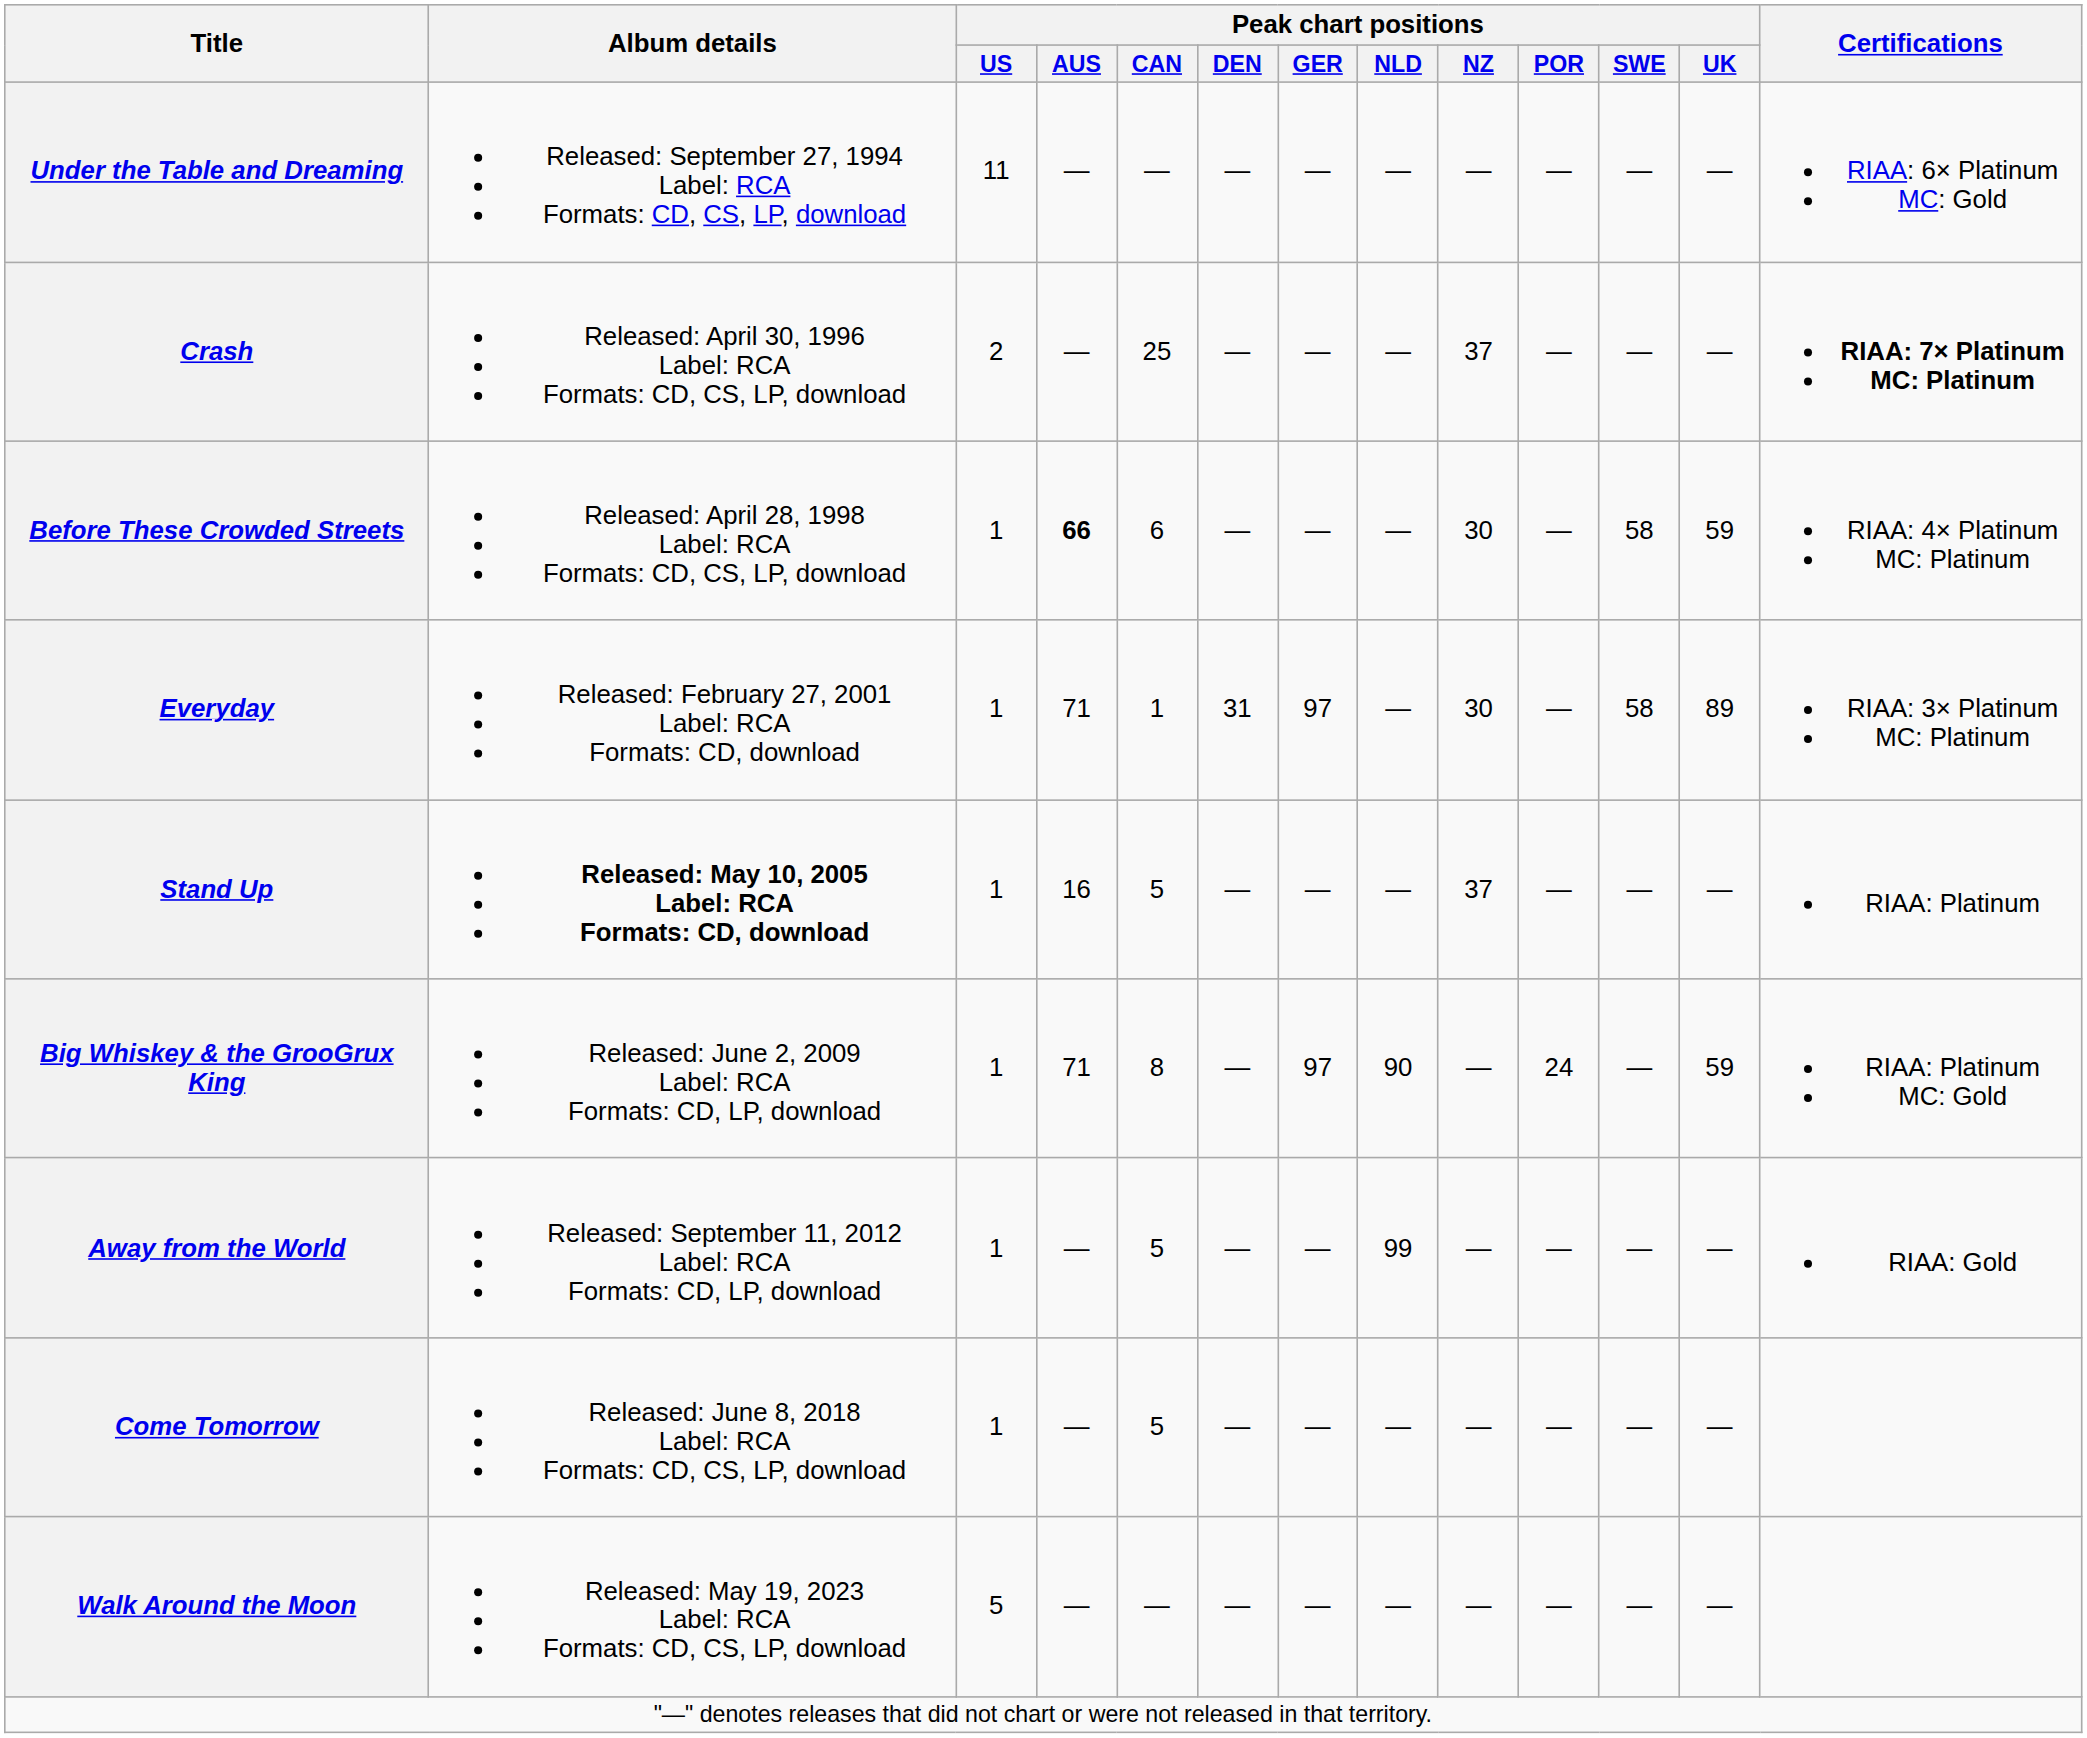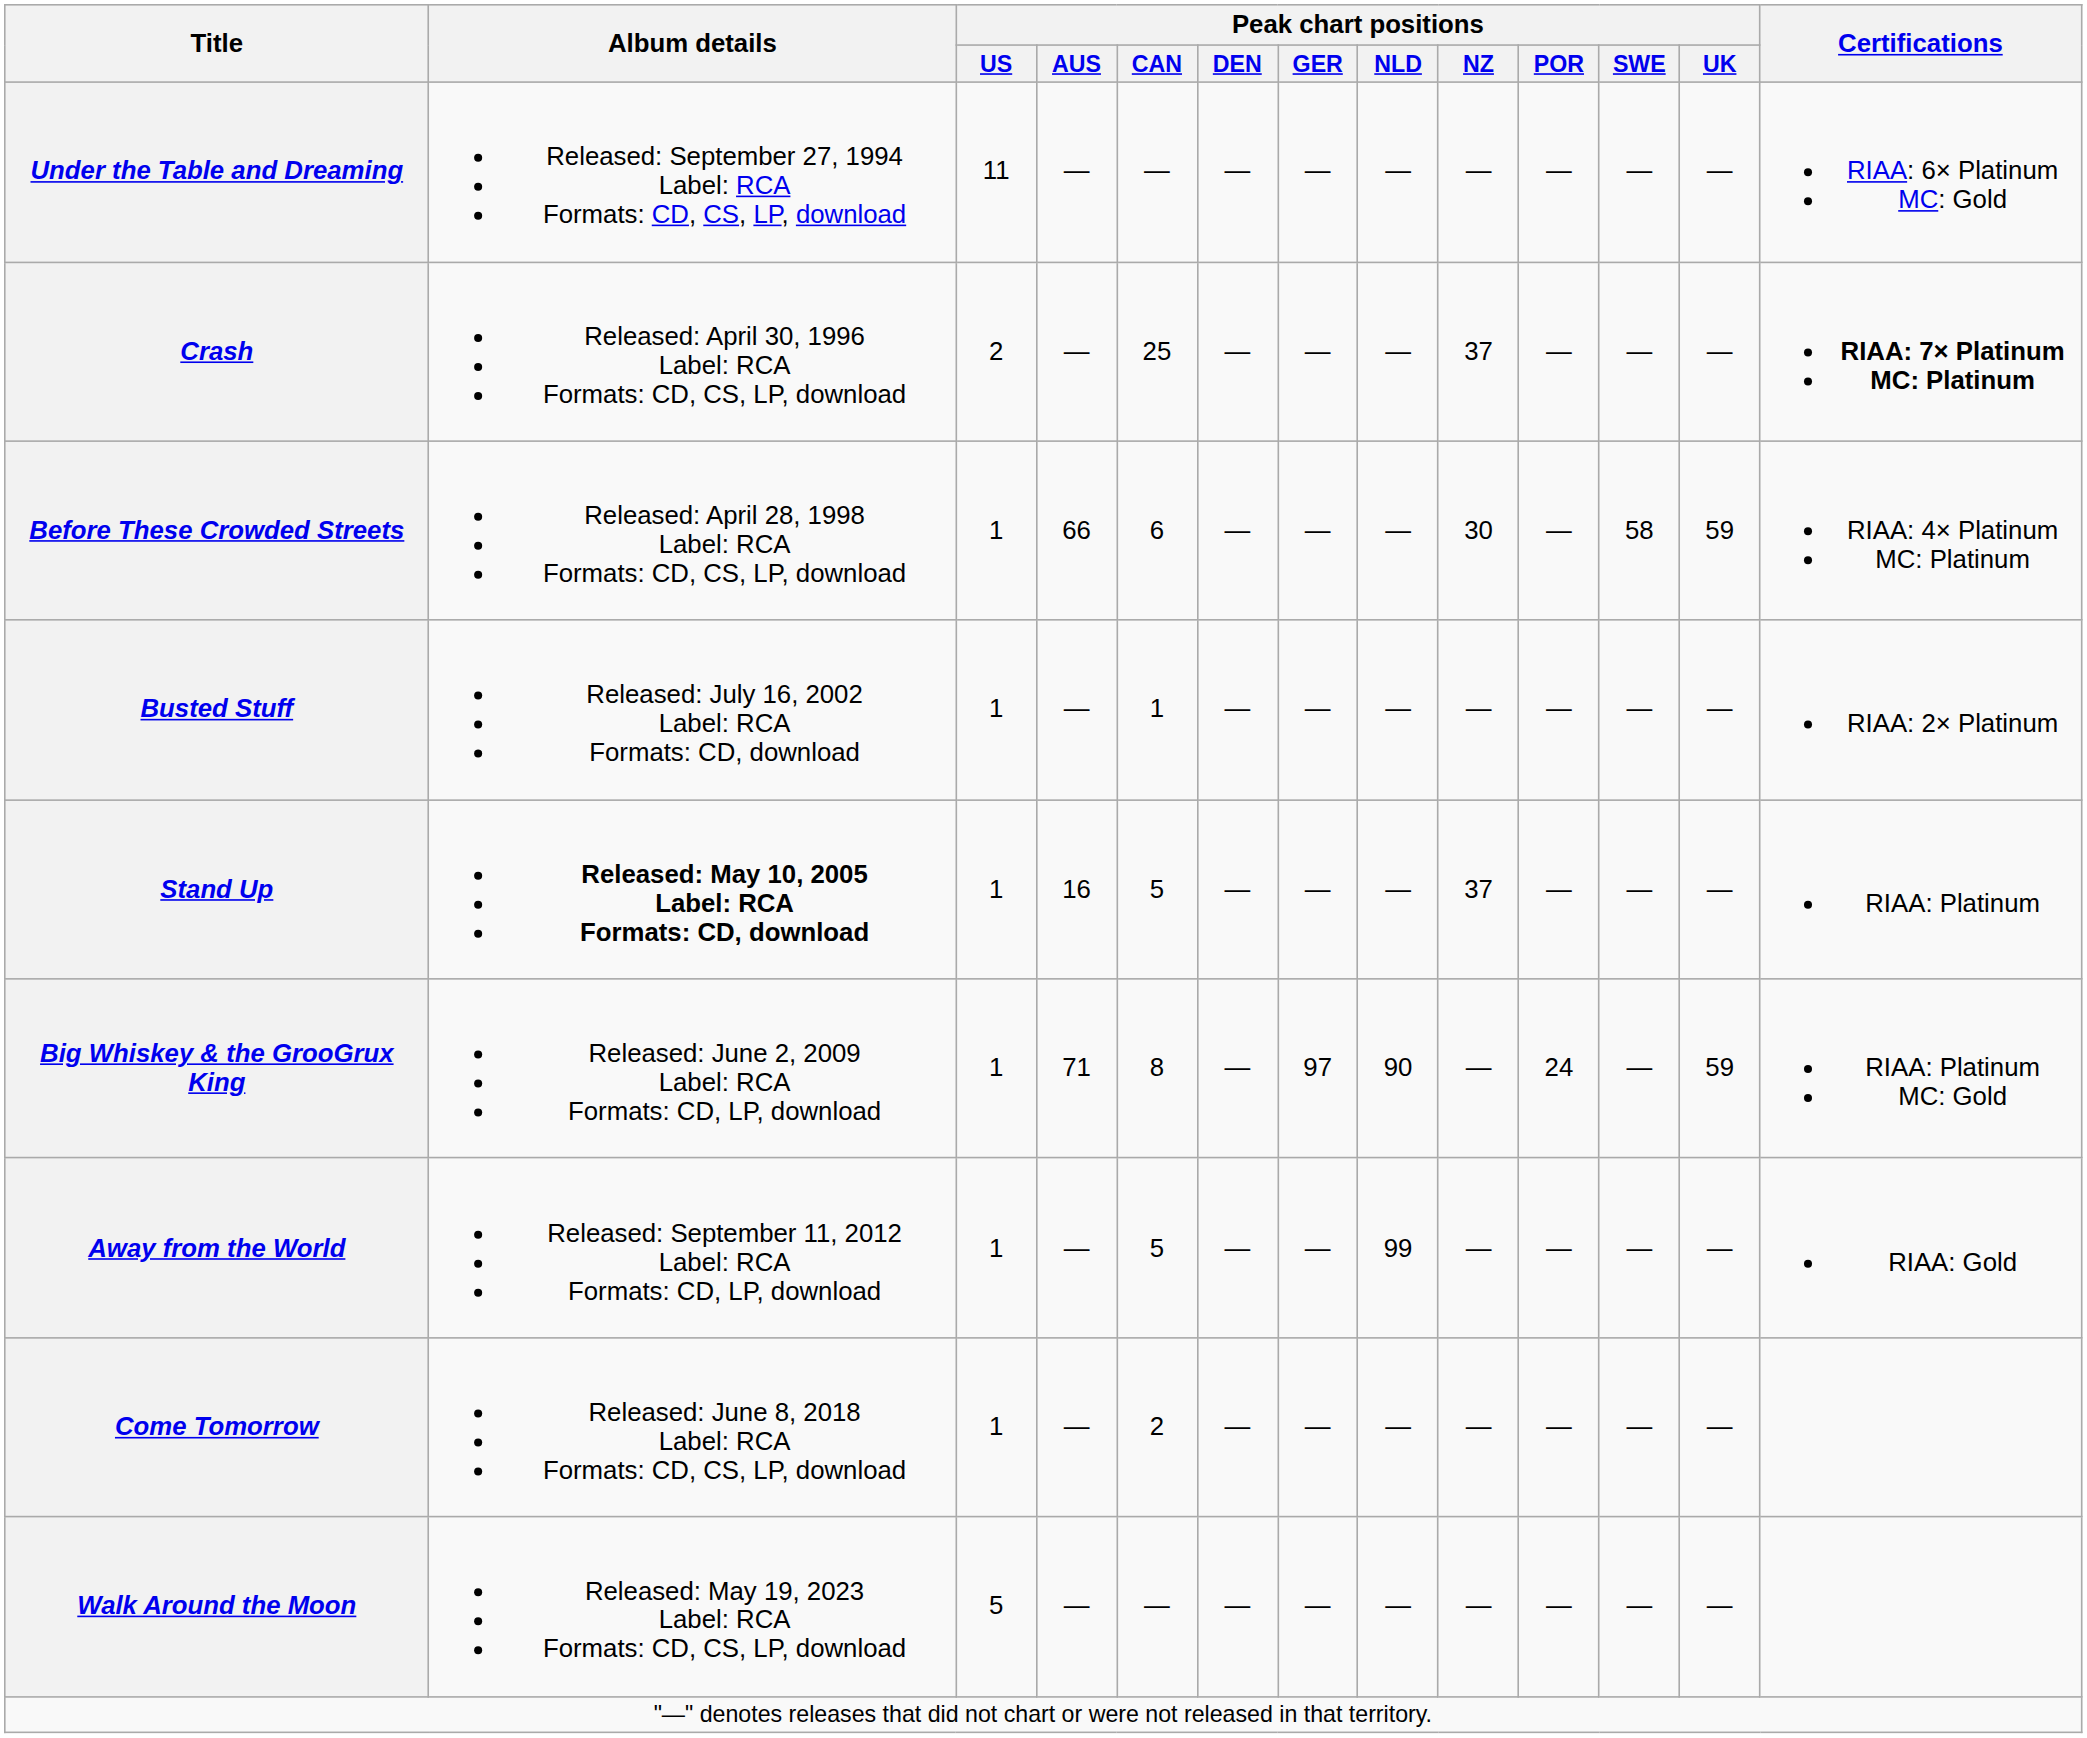(1076, 530) bold -> (1076, 530) normal
- row: (217, 709)
+ row: (217, 709)
(1157, 1426) 5 -> (1157, 1426) 2
